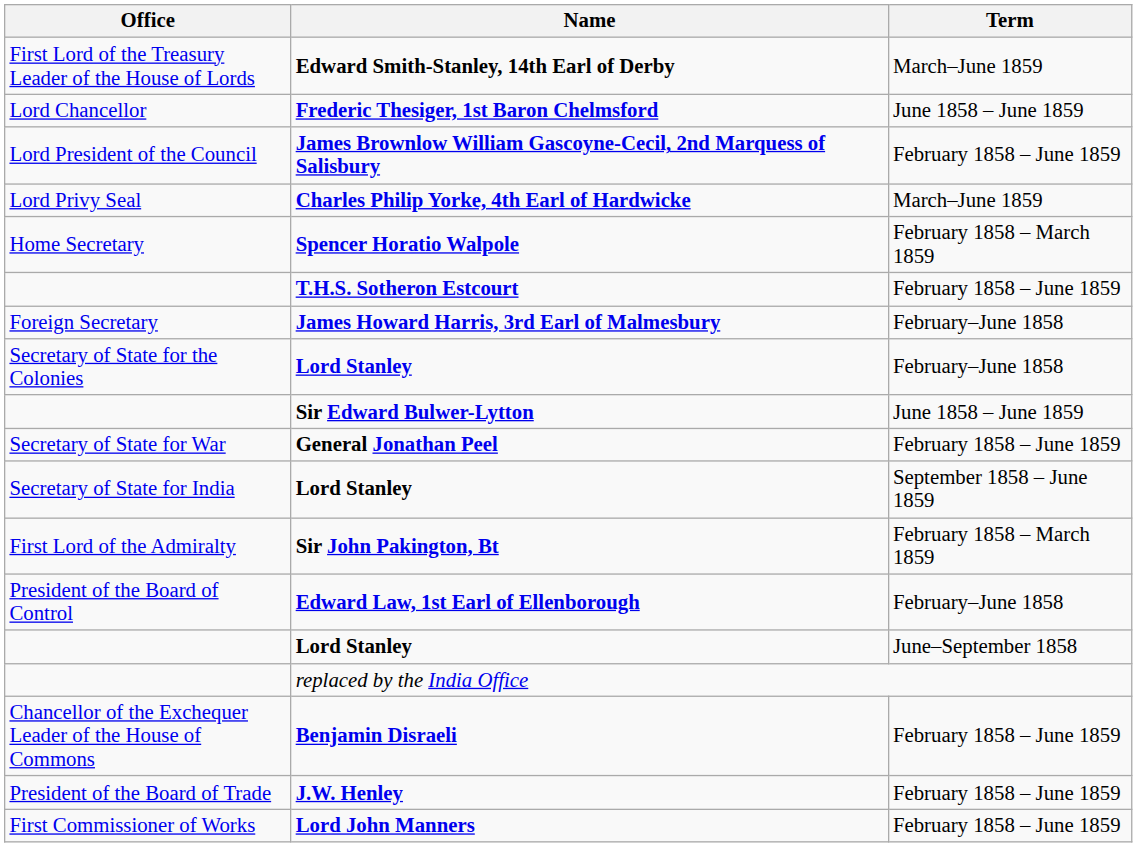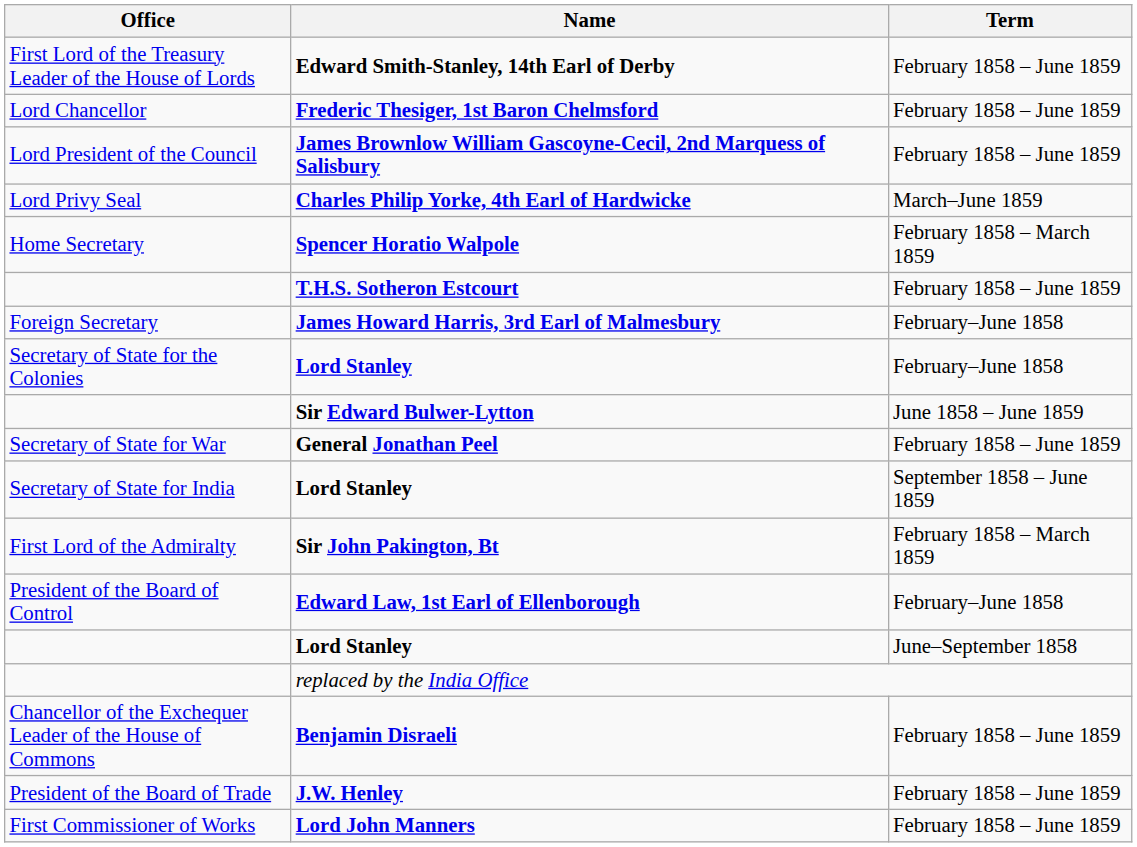(968, 65) March–June 1859 -> (1007, 65) February 1858 – June 1859
(988, 110) June 1858 – June 1859 -> (1007, 110) February 1858 – June 1859
